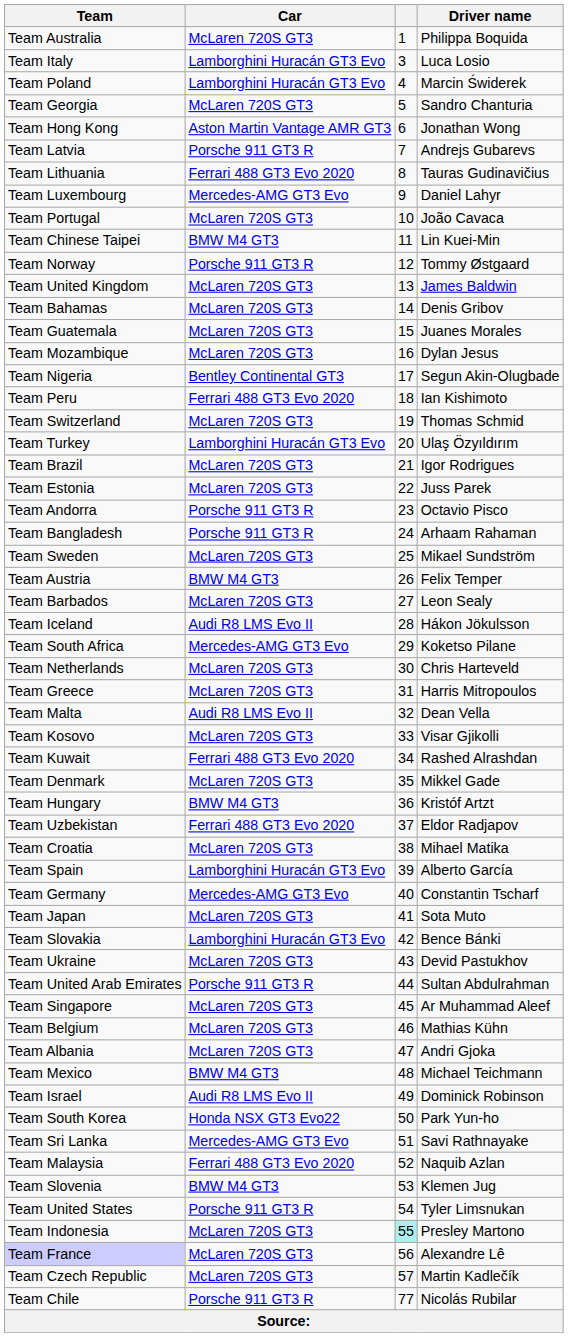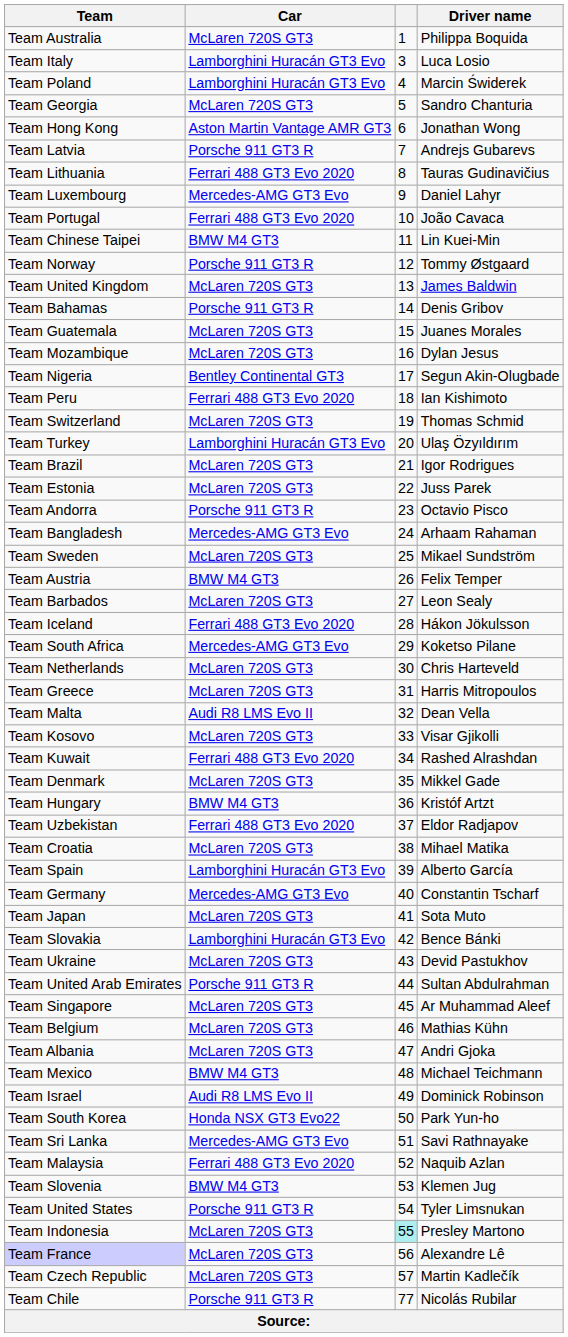(251, 218) McLaren 720S GT3 -> (271, 218) Ferrari 488 GT3 Evo 2020
(251, 308) McLaren 720S GT3 -> (251, 308) Porsche 911 GT3 R
(251, 533) Porsche 911 GT3 R -> (269, 533) Mercedes-AMG GT3 Evo
(251, 623) Audi R8 LMS Evo II -> (271, 623) Ferrari 488 GT3 Evo 2020
